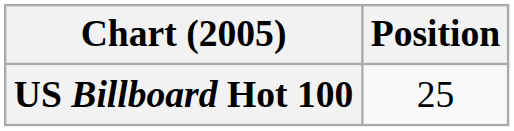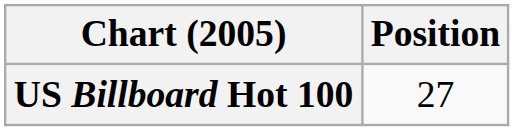(435, 93) 25 -> (435, 93) 27
